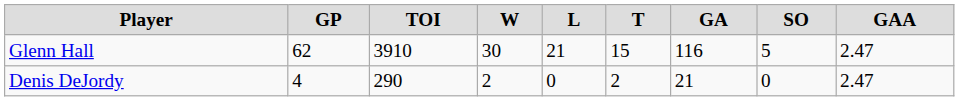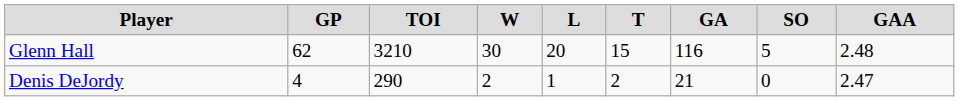(393, 50) 3910 -> (393, 50) 3210
(556, 50) 21 -> (556, 50) 20
(857, 50) 2.47 -> (857, 50) 2.48
(551, 80) 0 -> (551, 80) 1
